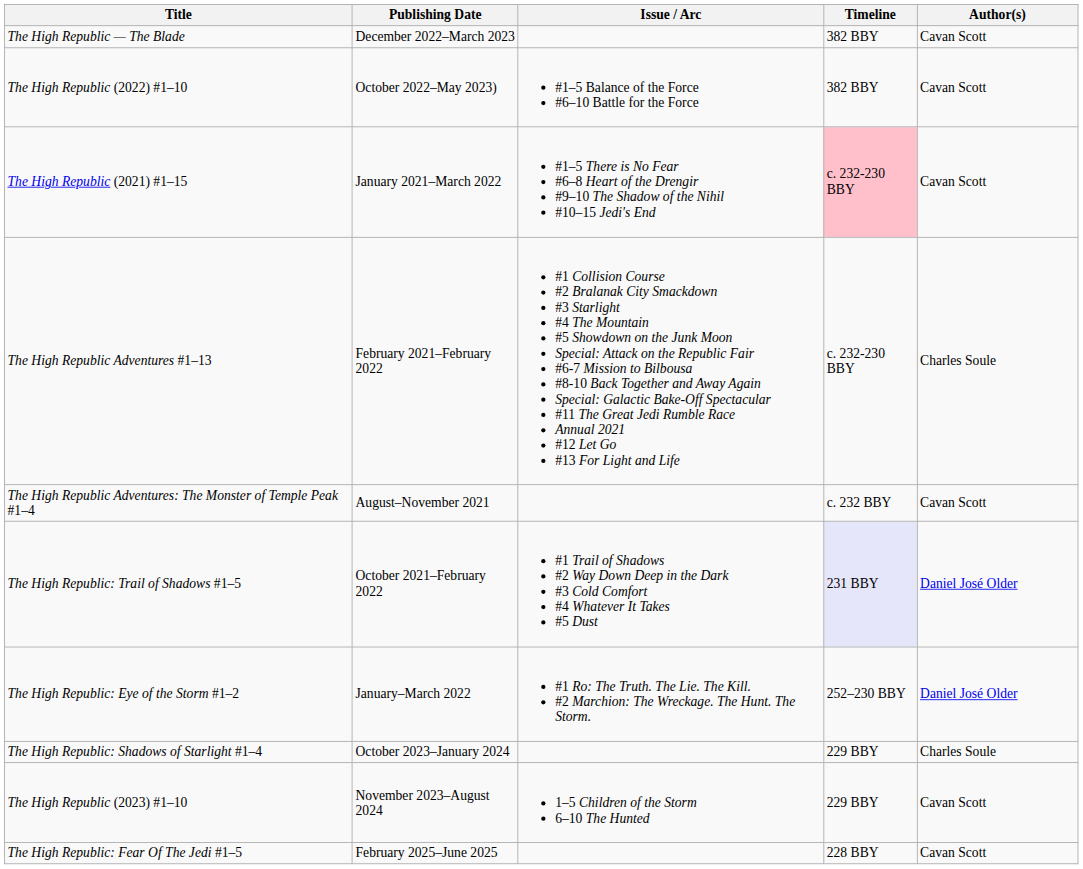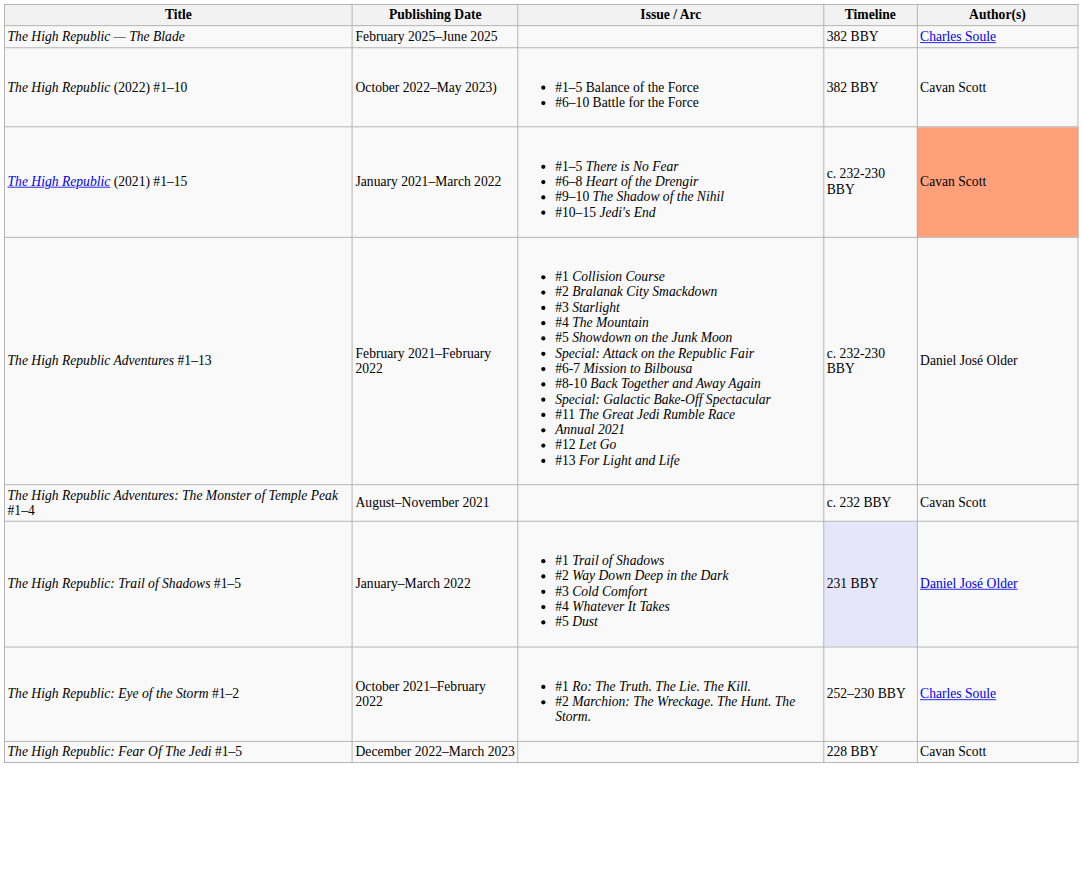(435, 36) December 2022–March 2023 -> (427, 36) February 2025–June 2025
(953, 36) Cavan Scott -> (958, 36) Charles Soule
(856, 181) pink background -> (856, 181) no background
(953, 181) no background -> (953, 181) lightsalmon background
(958, 360) Charles Soule -> (969, 360) Daniel José Older
(421, 584) October 2021–February 2022 -> (413, 584) January–March 2022
(413, 694) January–March 2022 -> (421, 694) October 2021–February 2022
(969, 694) Daniel José Older -> (958, 694) Charles Soule
- row: (135, 752)
- row: (97, 802)
(427, 853) February 2025–June 2025 -> (435, 752) December 2022–March 2023
